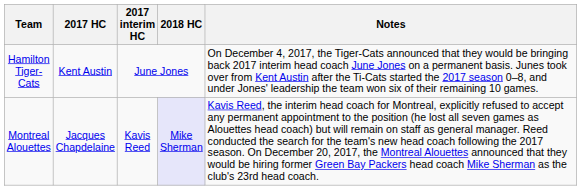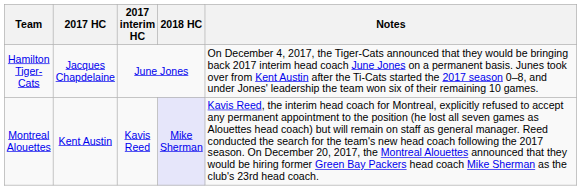(85, 71) Kent Austin -> (85, 71) Jacques Chapdelaine
(85, 141) Jacques Chapdelaine -> (85, 141) Kent Austin
